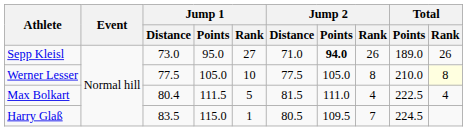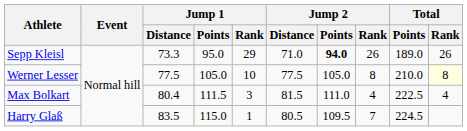(169, 55) 73.0 -> (169, 55) 73.3
(249, 55) 27 -> (249, 55) 29
(249, 95) 5 -> (249, 95) 3
